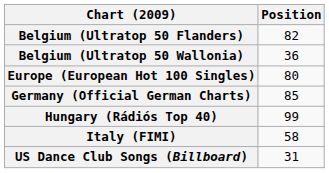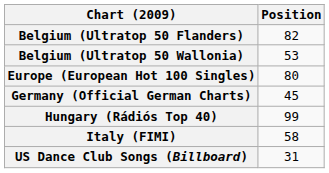(291, 55) 36 -> (291, 55) 53
(291, 96) 85 -> (291, 96) 45
